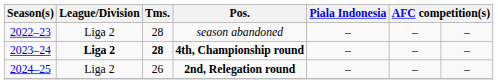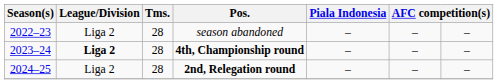(158, 50) bold -> (158, 50) normal
(158, 69) 26 -> (158, 69) 28
